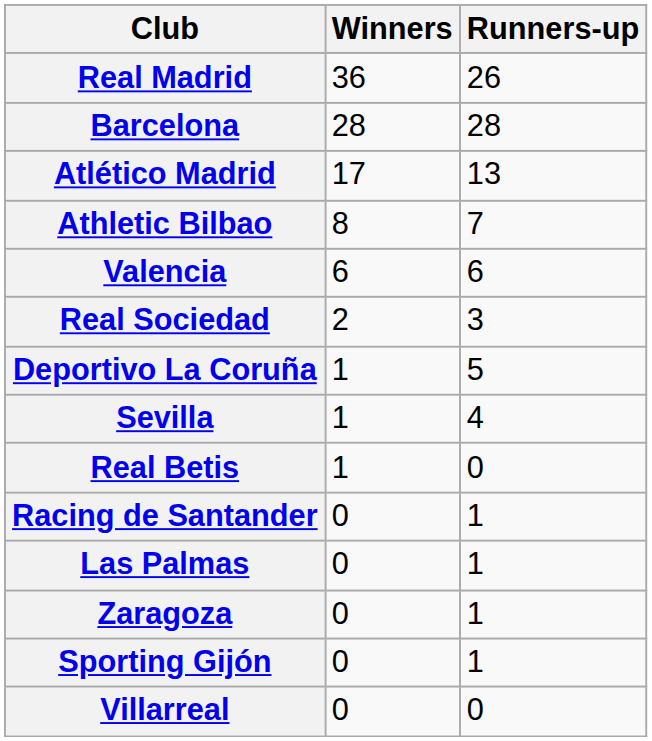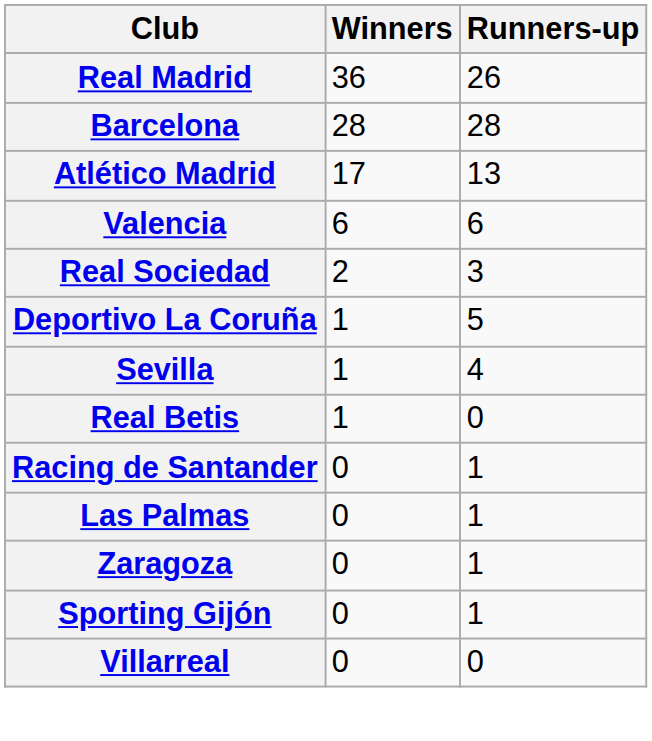- row: (165, 223)
